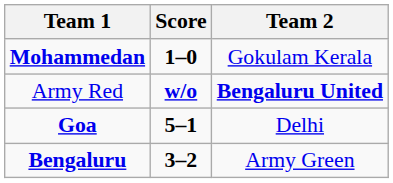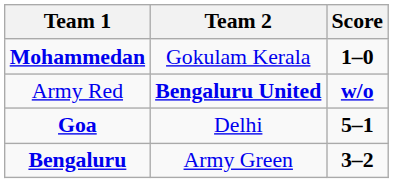columns swapped: (181, 21) <-> (300, 21)
